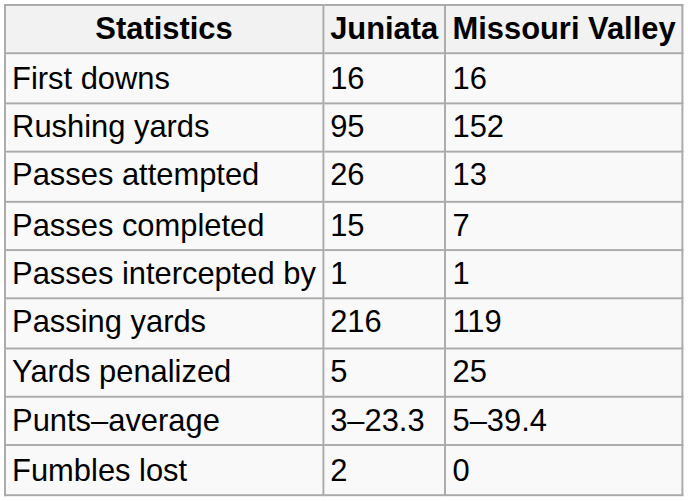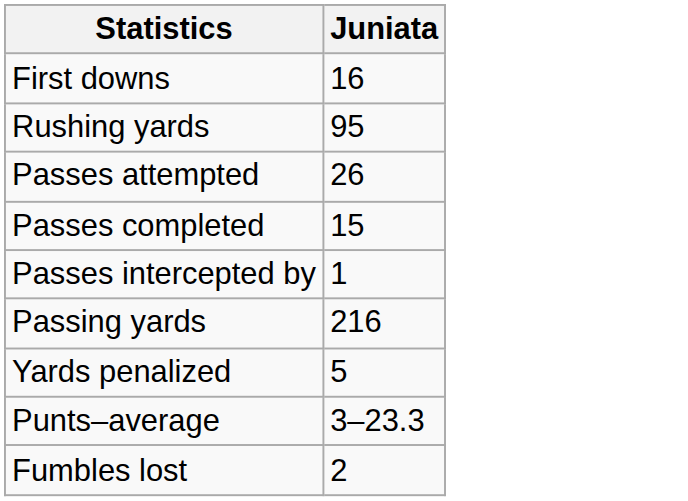- column: (564, 28)
